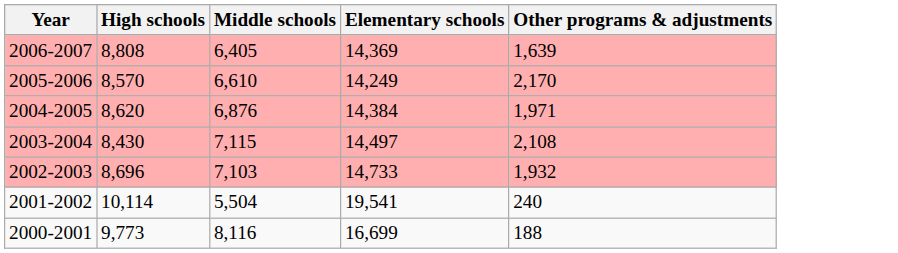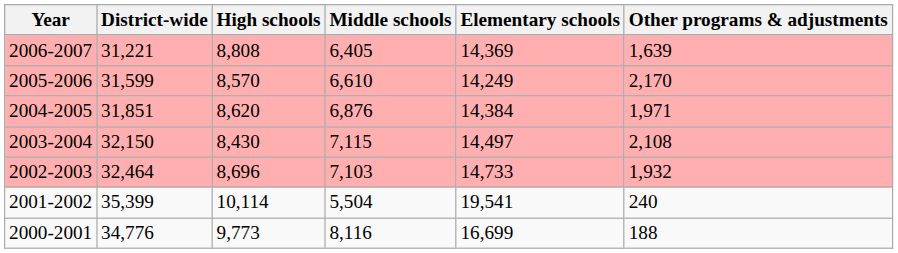+ column: (154, 19)
